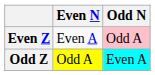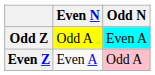rows swapped: (29, 37) <-> (29, 59)
